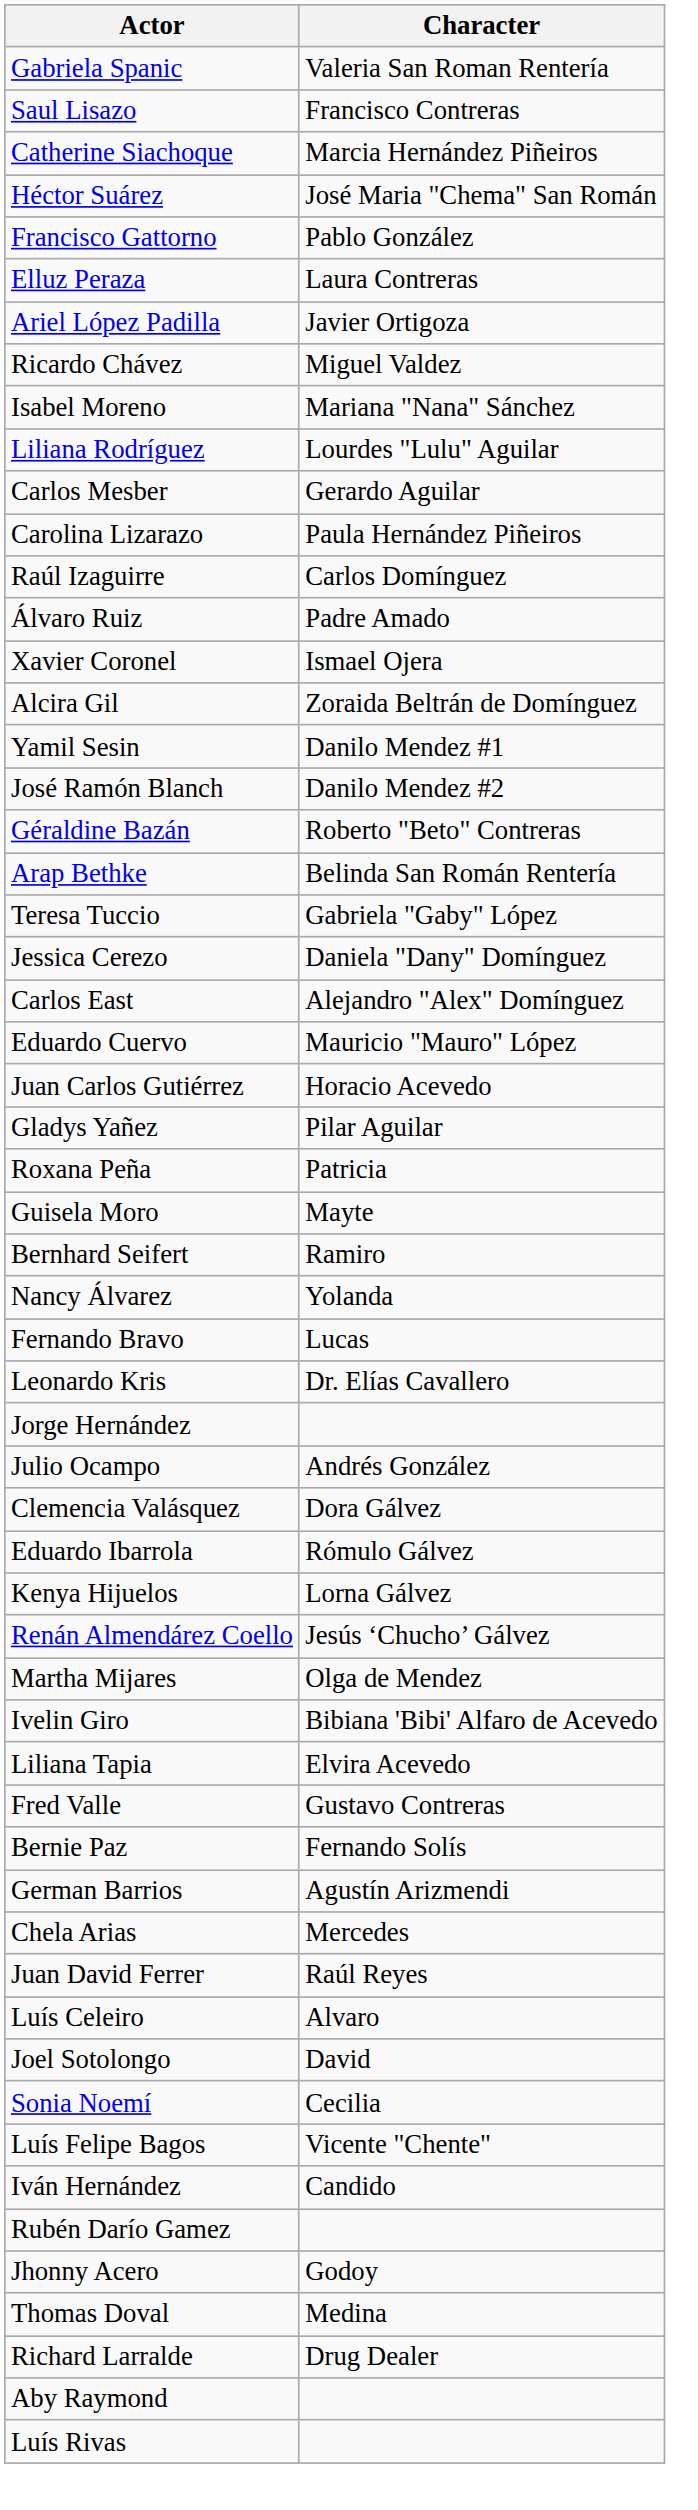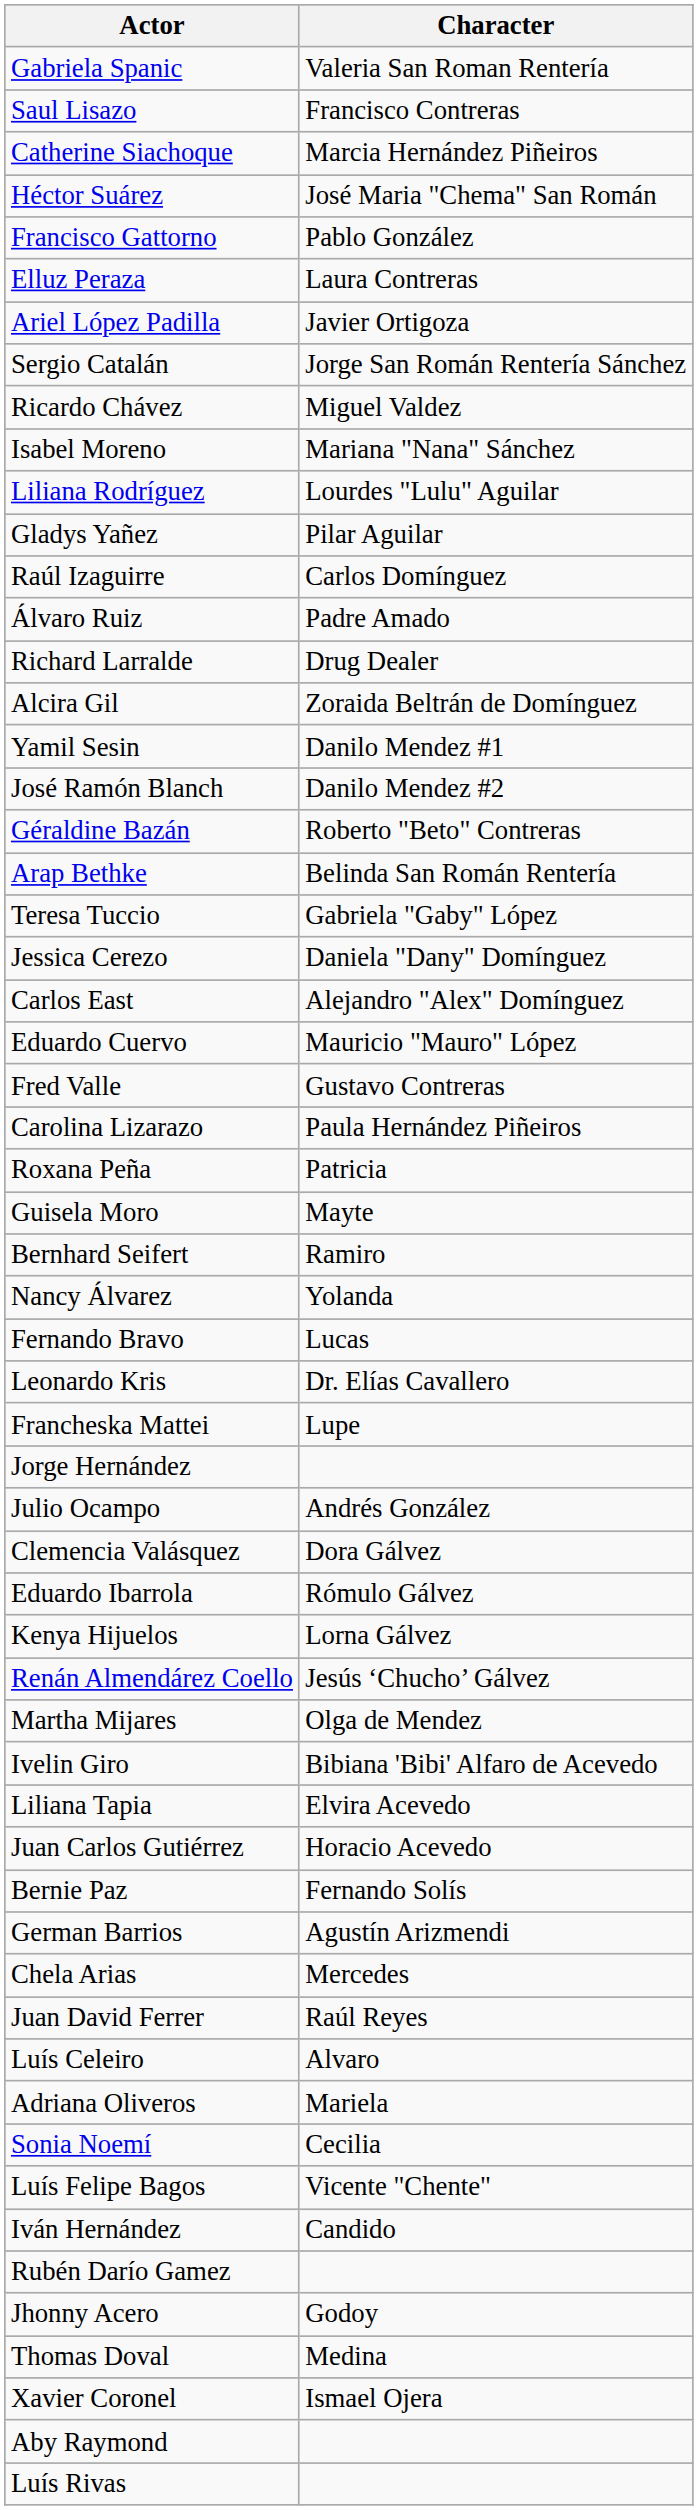+ row: (90, 364)
- row: (89, 491)
rows swapped: (107, 534) <-> (84, 1127)
rows swapped: (94, 661) <-> (102, 2356)
rows swapped: (66, 1805) <-> (127, 1085)
+ row: (110, 1424)
+ row: (103, 2102)
- row: (91, 2059)
